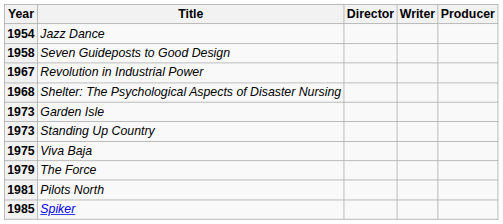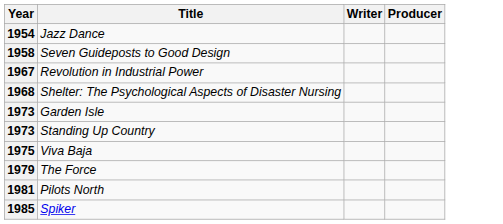- column: (370, 14)
